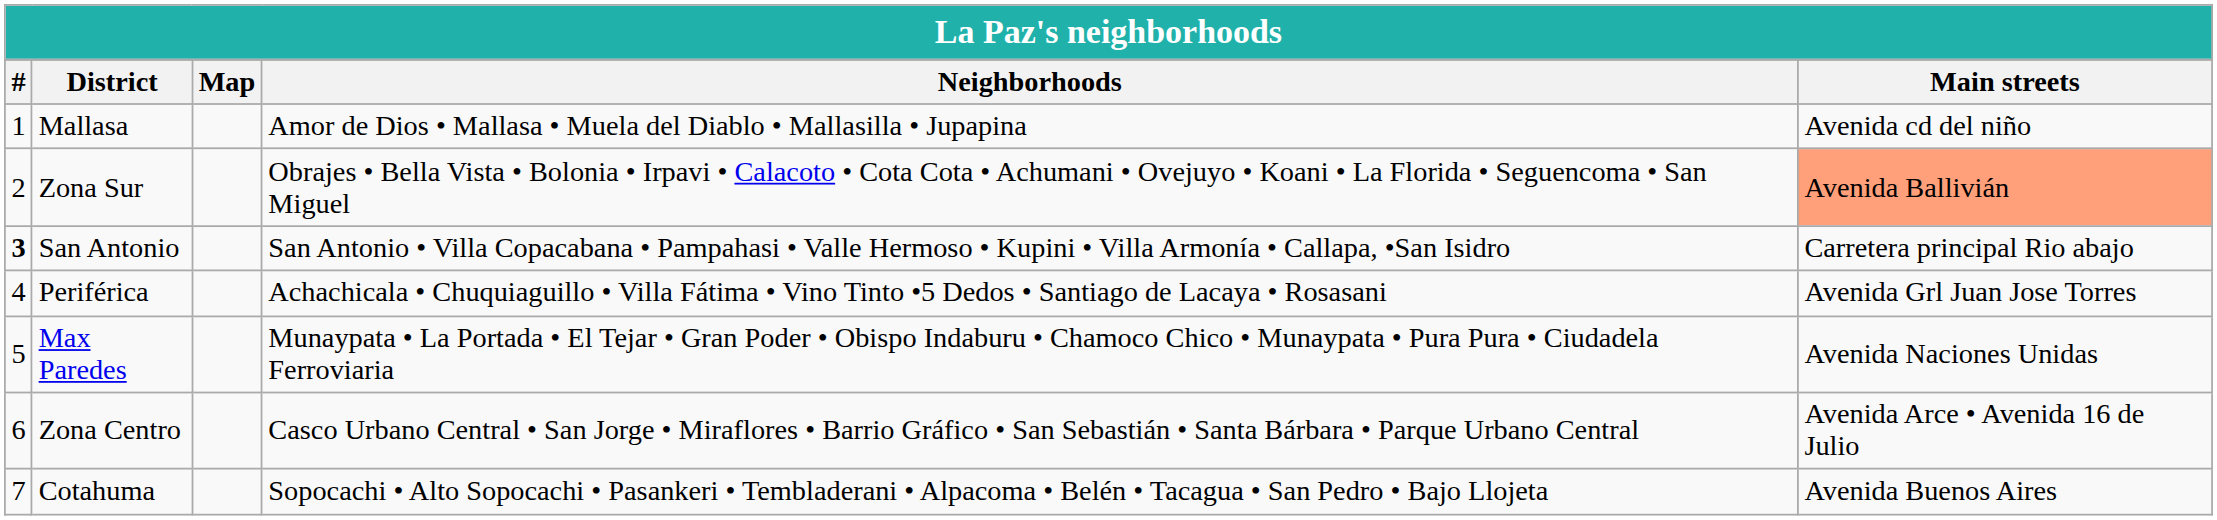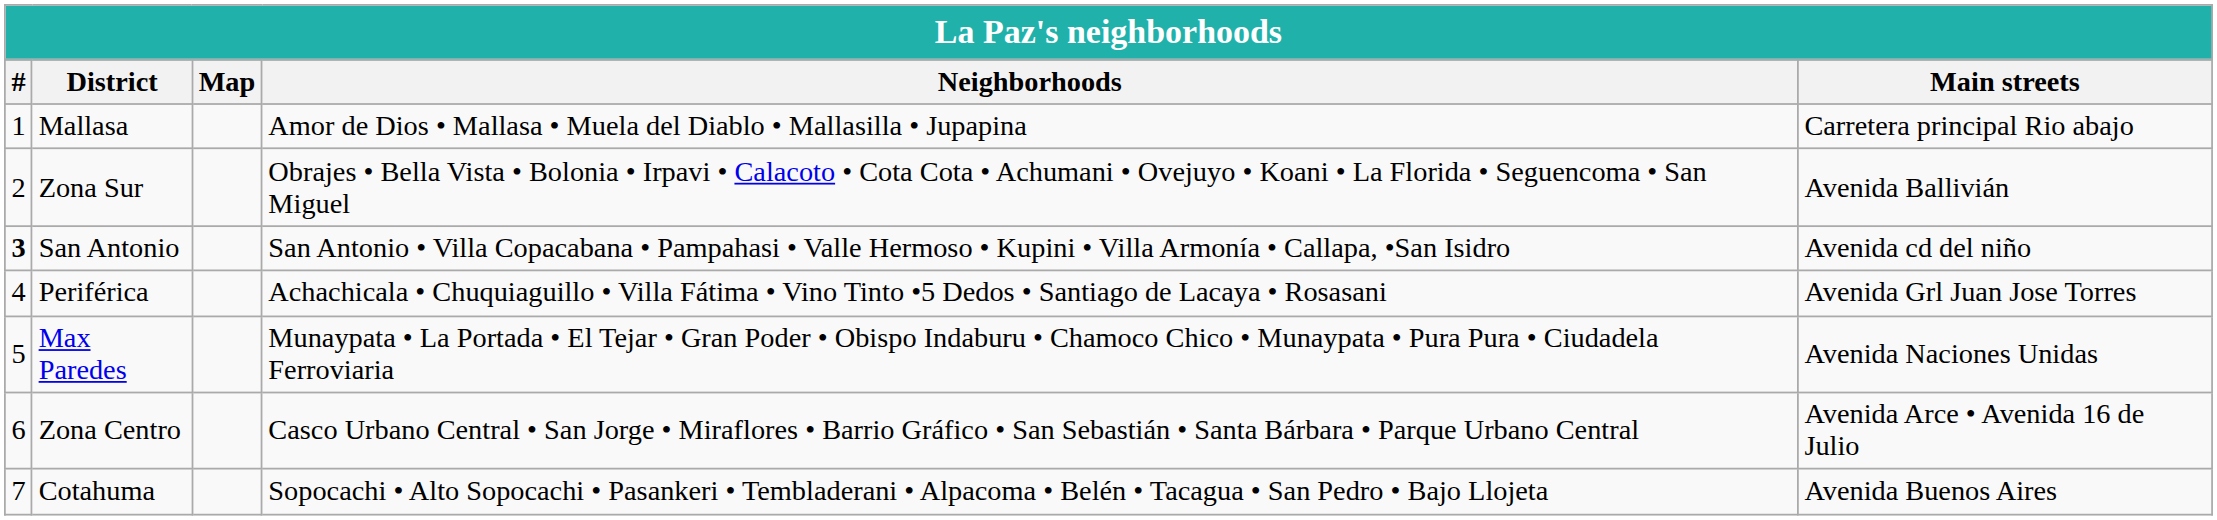(1918, 126) Avenida cd del niño -> (1969, 126) Carretera principal Rio abajo
(1907, 186) lightsalmon background -> (1907, 186) no background
(1969, 247) Carretera principal Rio abajo -> (1918, 247) Avenida cd del niño
